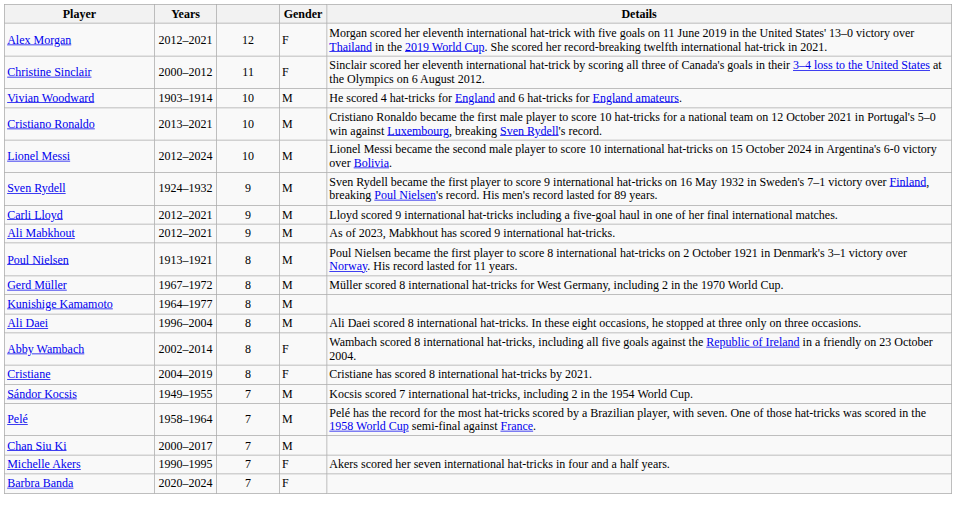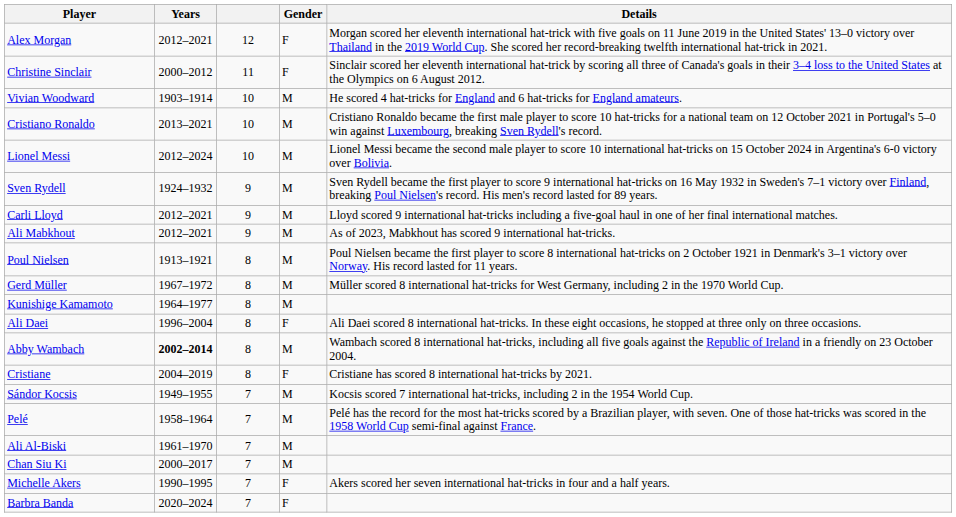(287, 323) M -> (285, 323) F
(186, 349) normal -> (186, 349) bold
(285, 349) F -> (287, 349) M
+ row: (37, 445)
